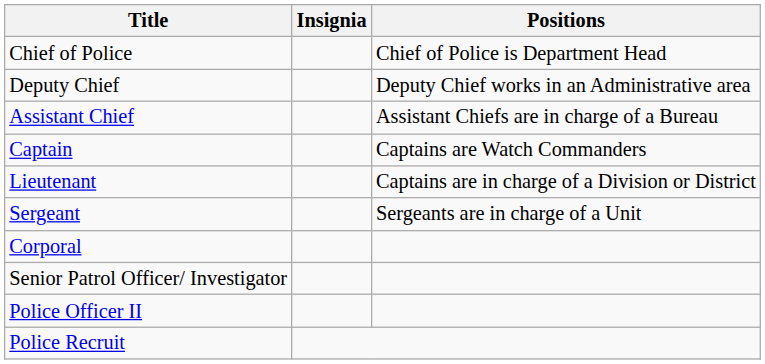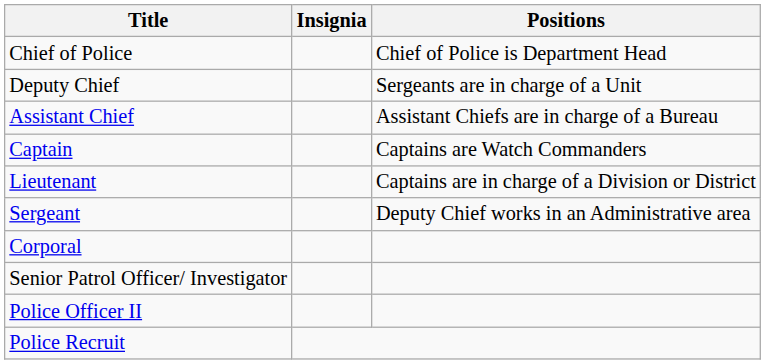(563, 85) Deputy Chief works in an Administrative area -> (509, 85) Sergeants are in charge of a Unit
(509, 213) Sergeants are in charge of a Unit -> (563, 213) Deputy Chief works in an Administrative area
